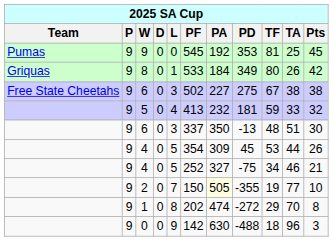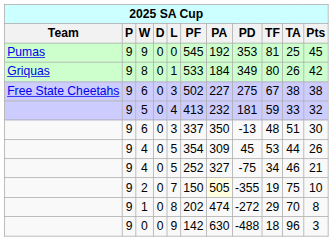(293, 187) 77 -> (293, 187) 75
